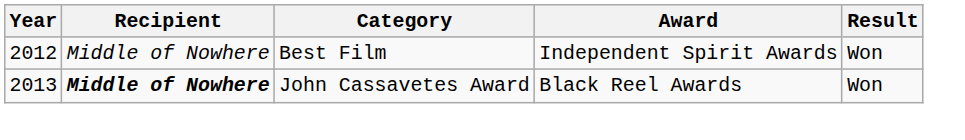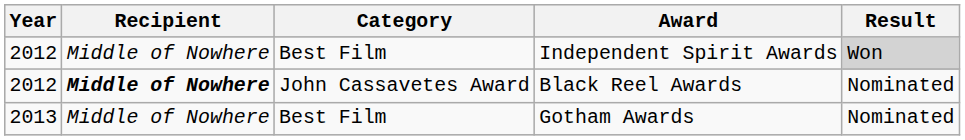(865, 53) no background -> (865, 53) lightgrey background
(33, 86) 2013 -> (33, 86) 2012
(865, 86) Won -> (901, 86) Nominated
+ row: (617, 118)
